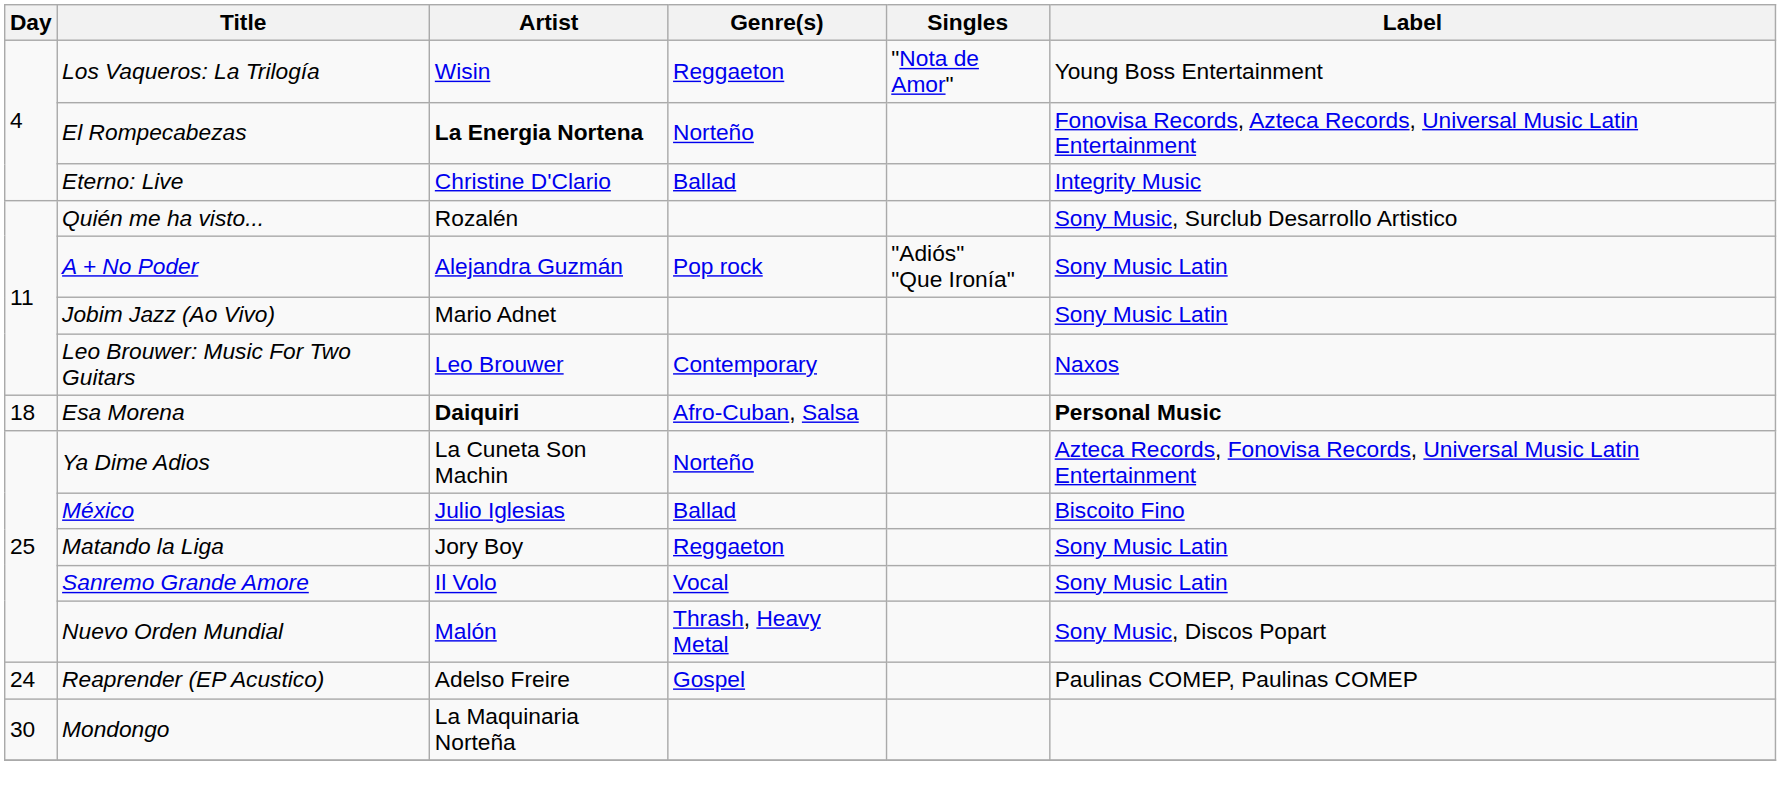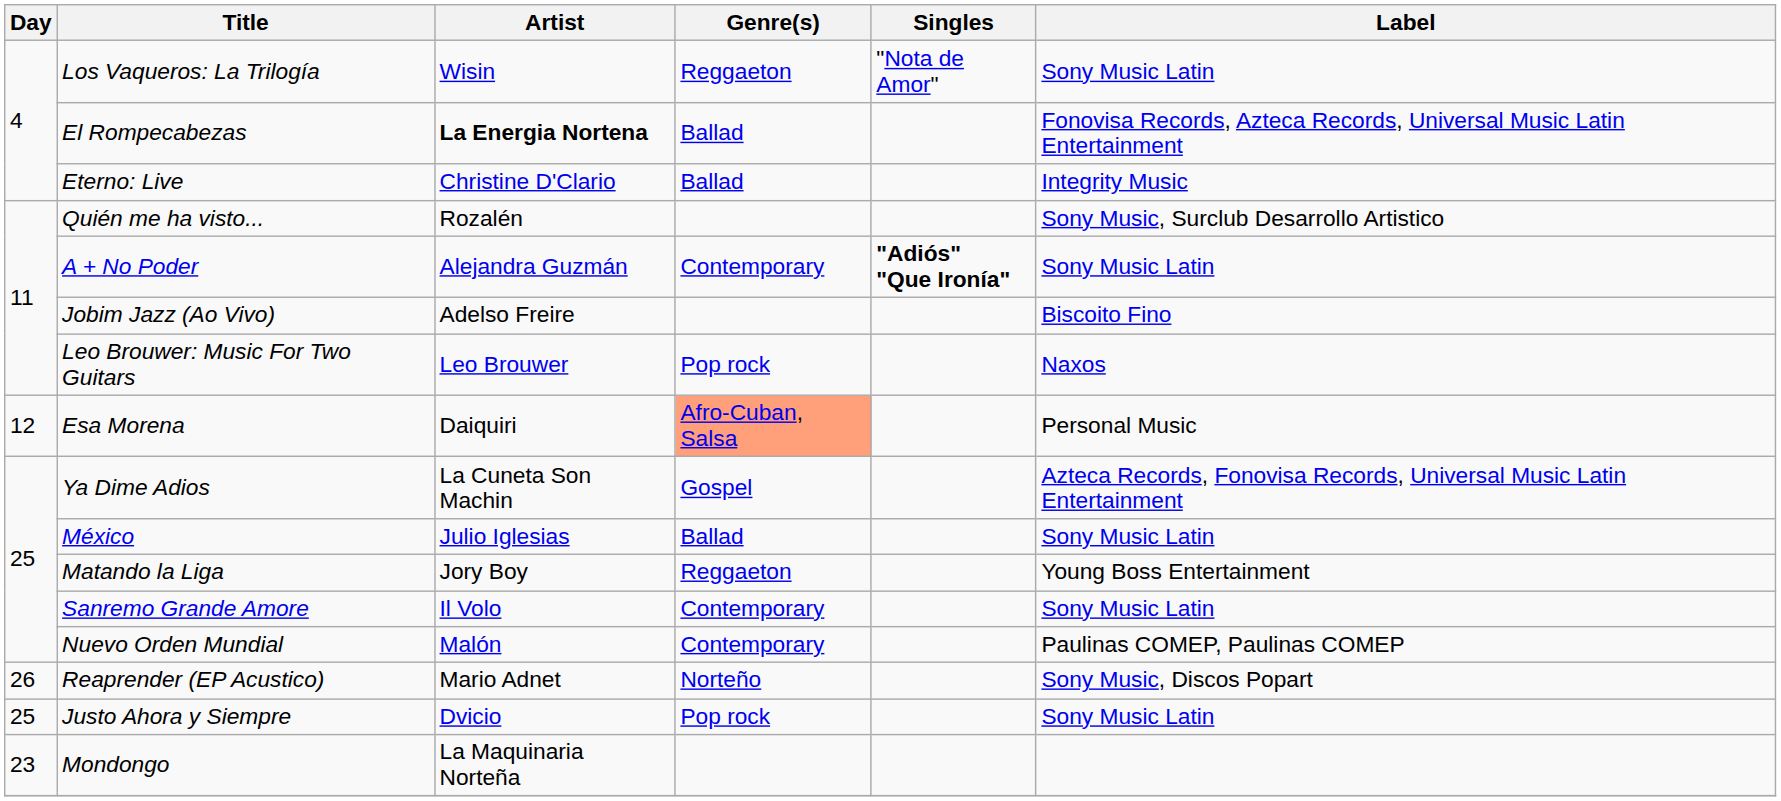(1189, 71) Young Boss Entertainment -> (1128, 71) Sony Music Latin
(713, 132) Norteño -> (712, 132) Ballad
(718, 266) Pop rock -> (752, 266) Contemporary
(953, 266) normal -> (943, 266) bold
(495, 315) Mario Adnet -> (507, 315) Adelso Freire
(1141, 315) Sony Music Latin -> (1106, 315) Biscoito Fino
(745, 364) Contemporary -> (725, 364) Pop rock
(23, 413) 18 -> (23, 425) 12
(477, 413) bold -> (478, 425) normal
(766, 413) no background -> (742, 425) lightsalmon background
(1138, 413) bold -> (1119, 425) normal
(713, 461) Norteño -> (716, 487) Gospel
(1120, 510) Biscoito Fino -> (1128, 536) Sony Music Latin
(1141, 546) Sony Music Latin -> (1175, 572) Young Boss Entertainment
(701, 582) Vocal -> (752, 608) Contemporary
(747, 631) Thrash, Heavy Metal -> (752, 644) Contemporary
(1190, 631) Sony Music, Discos Popart -> (1223, 644) Paulinas COMEP, Paulinas COMEP
(23, 680) 24 -> (23, 680) 26
(502, 680) Adelso Freire -> (500, 680) Mario Adnet
(709, 680) Gospel -> (721, 680) Norteño
(1236, 680) Paulinas COMEP, Paulinas COMEP -> (1177, 680) Sony Music, Discos Popart
+ row: (177, 716)
(23, 729) 30 -> (23, 765) 23
